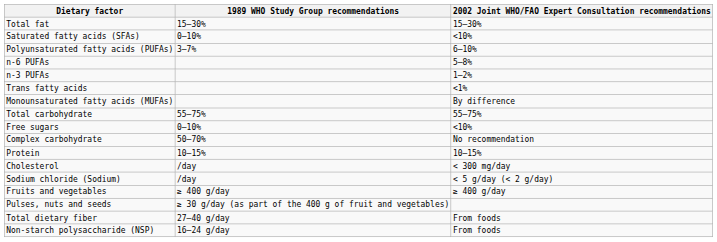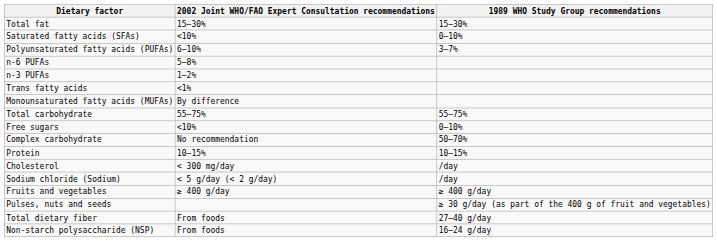columns swapped: (313, 11) <-> (582, 11)
